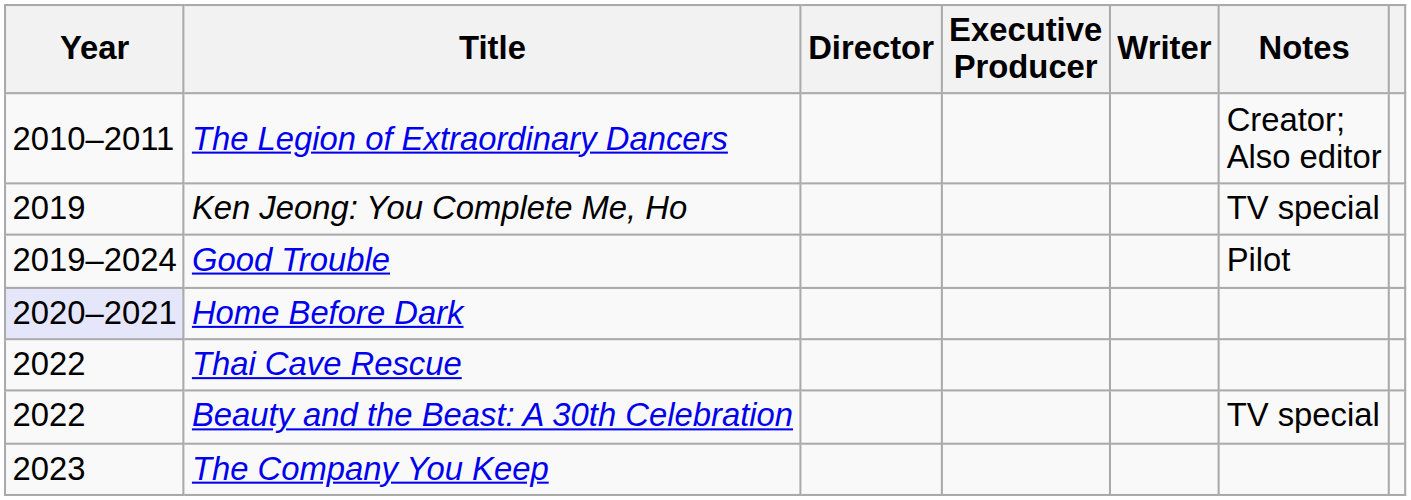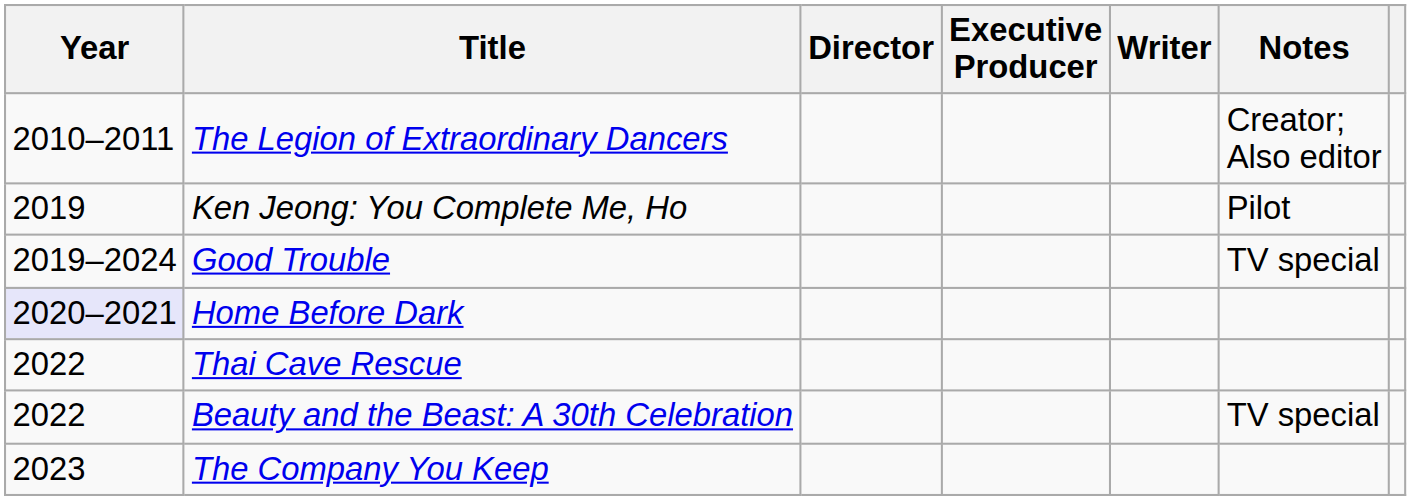(1303, 208) TV special -> (1259, 208) Pilot
(1259, 260) Pilot -> (1303, 260) TV special
